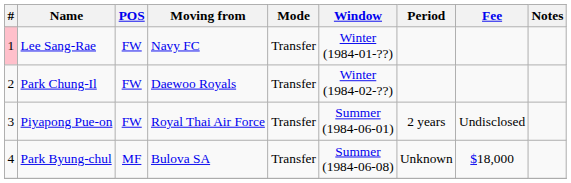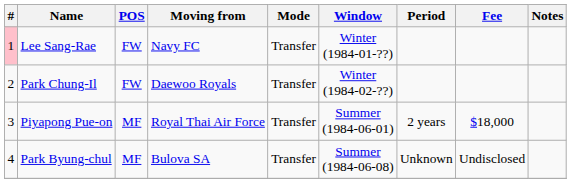(132, 121) FW -> (132, 121) MF
(492, 121) Undisclosed -> (492, 121) $18,000
(492, 159) $18,000 -> (492, 159) Undisclosed
